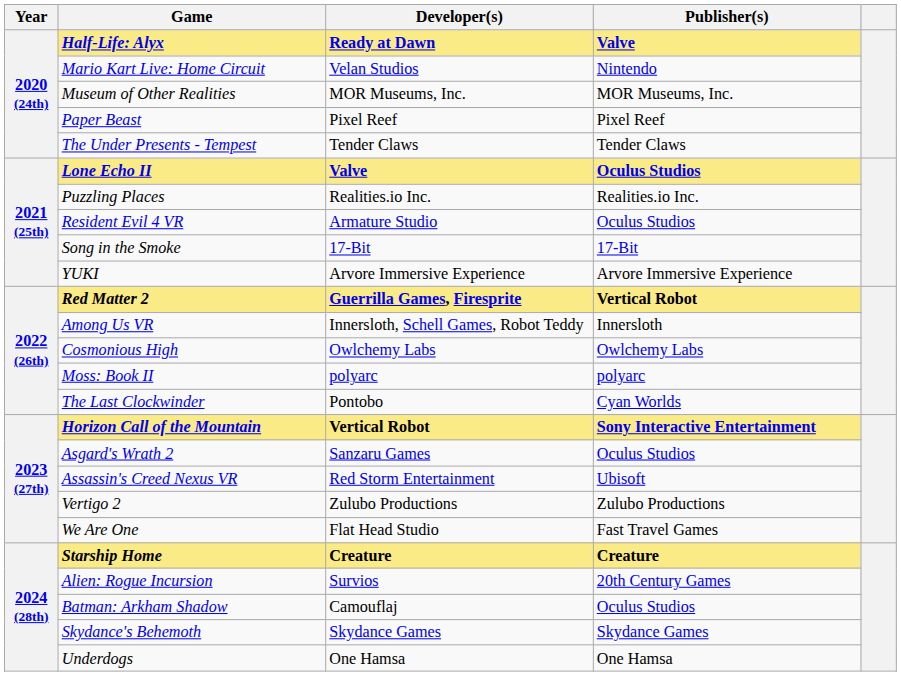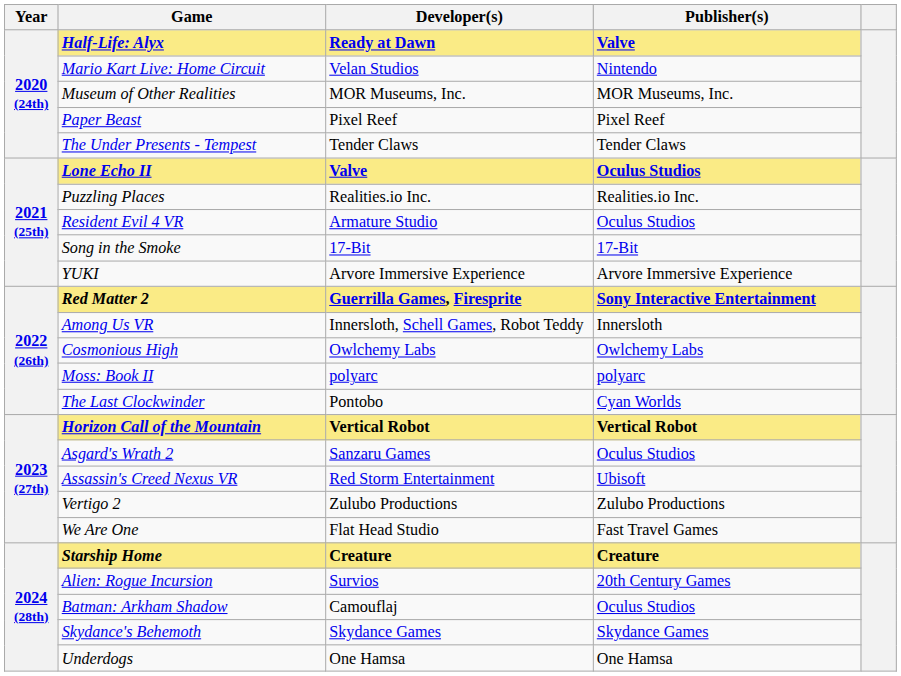(647, 299) Vertical Robot -> (706, 299) Sony Interactive Entertainment
(706, 427) Sony Interactive Entertainment -> (647, 427) Vertical Robot
